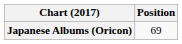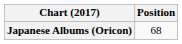(156, 30) 69 -> (156, 30) 68
